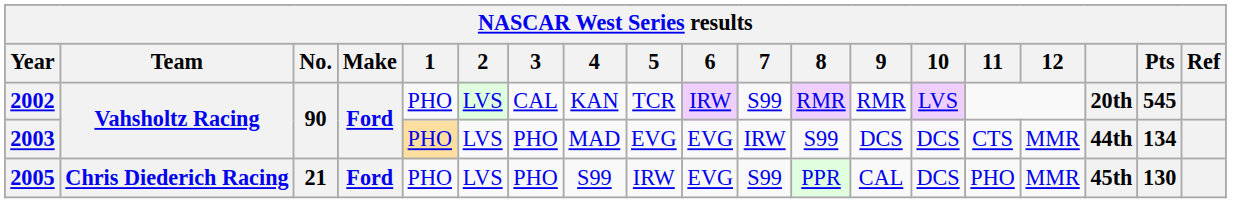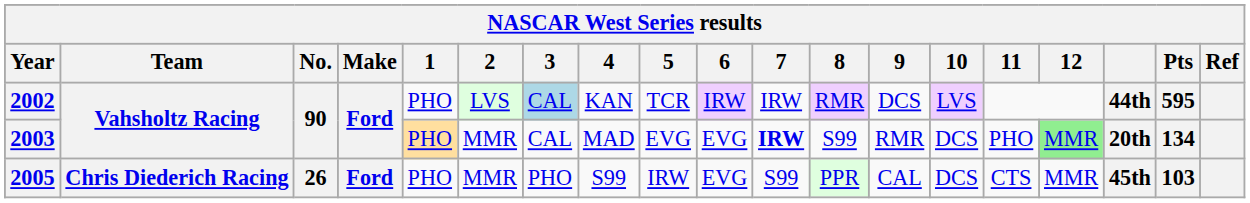(536, 100) no background -> (550, 100) lightblue background
(765, 100) S99 -> (781, 100) IRW
(881, 100) RMR -> (900, 100) DCS
(1111, 100) 20th -> (1130, 100) 44th
(1160, 100) 545 -> (1178, 100) 595
(483, 139) LVS -> (490, 139) MMR
(536, 139) PHO -> (550, 139) CAL
(765, 139) normal -> (781, 139) bold
(881, 139) DCS -> (900, 139) RMR
(993, 139) CTS -> (1011, 139) PHO
(1053, 139) no background -> (1071, 139) lightgreen background
(1111, 139) 44th -> (1130, 139) 20th
(316, 177) 21 -> (316, 177) 26
(483, 177) LVS -> (490, 177) MMR
(993, 177) PHO -> (1011, 177) CTS
(1160, 177) 130 -> (1178, 177) 103
